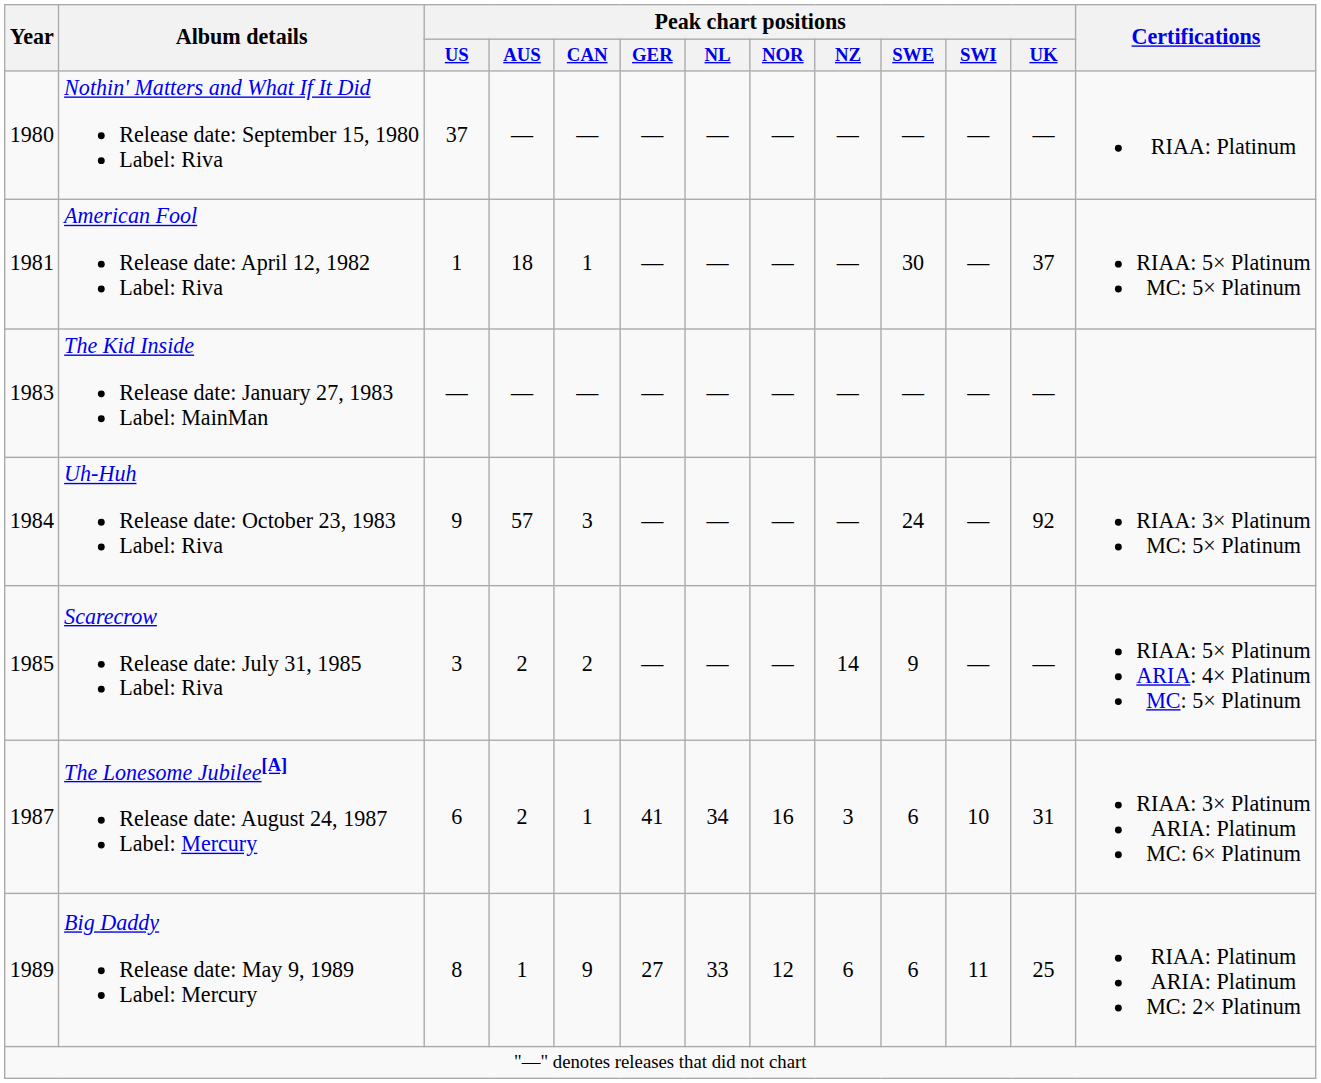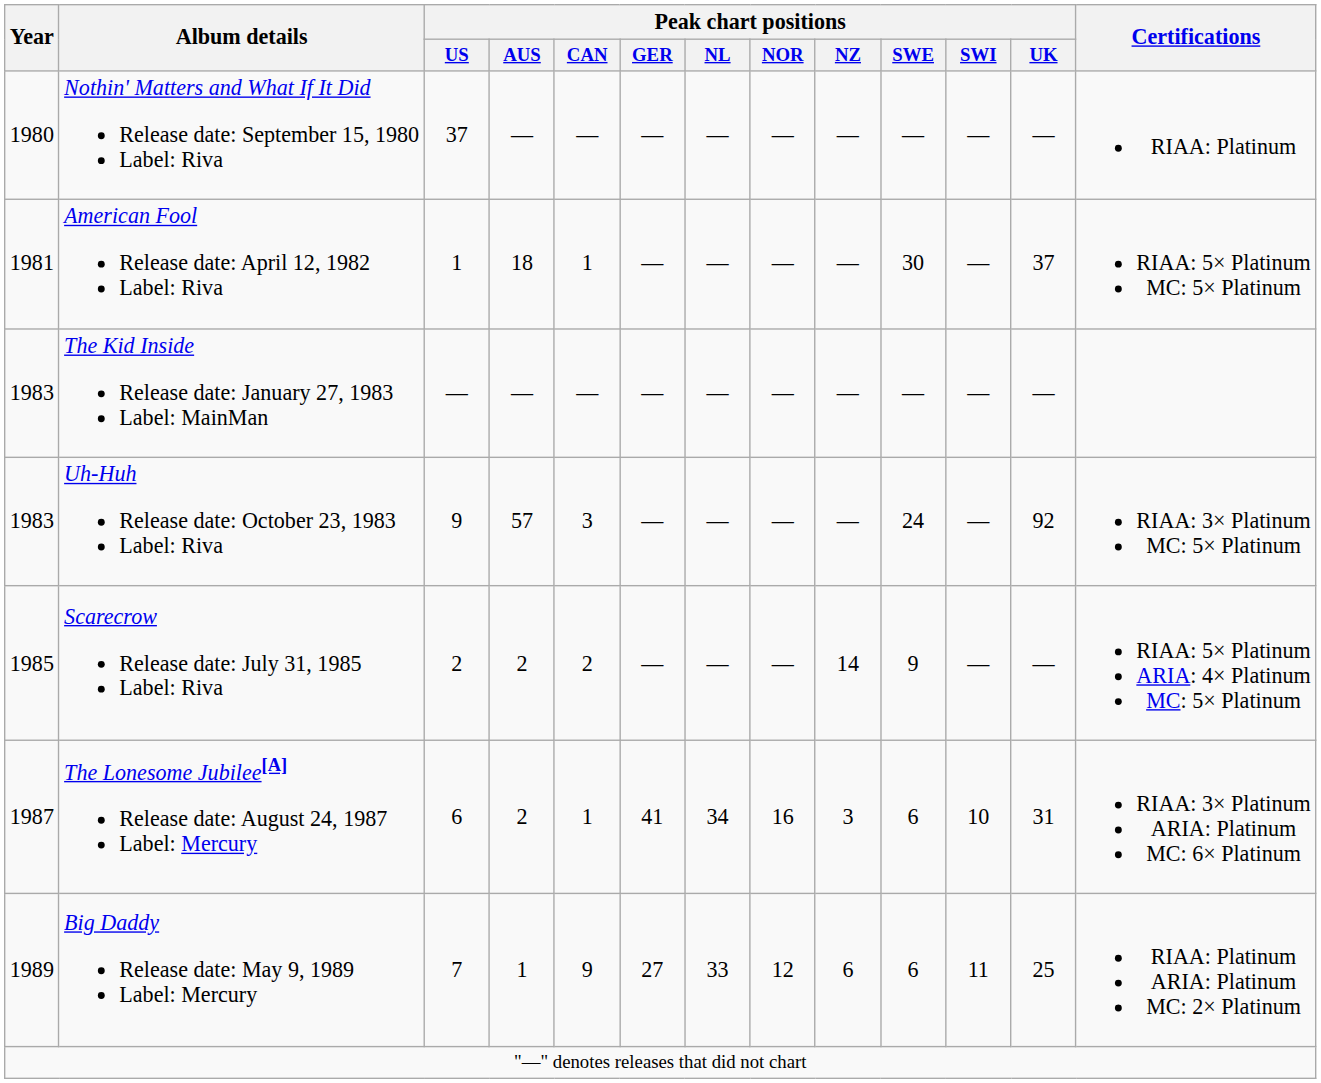(32, 521) 1984 -> (32, 521) 1983
(457, 662) 3 -> (457, 662) 2
(457, 970) 8 -> (457, 970) 7
